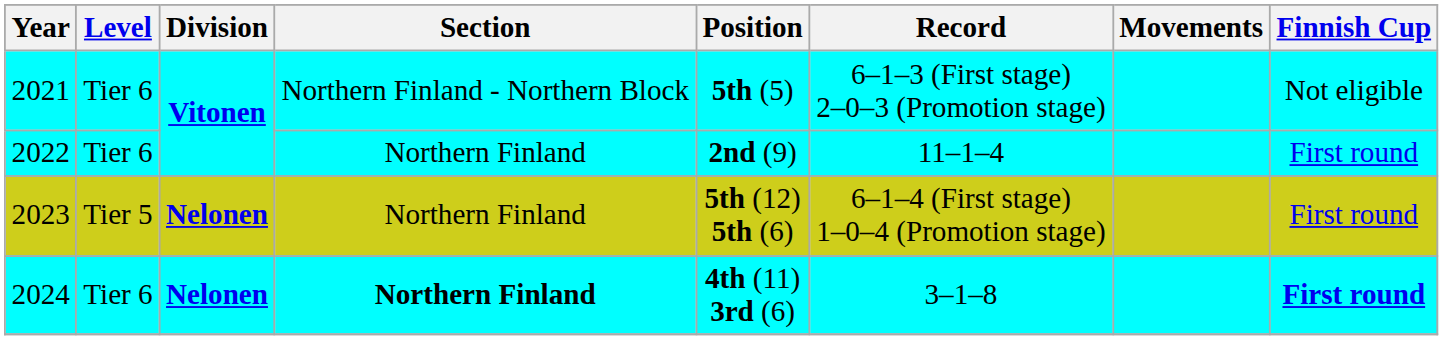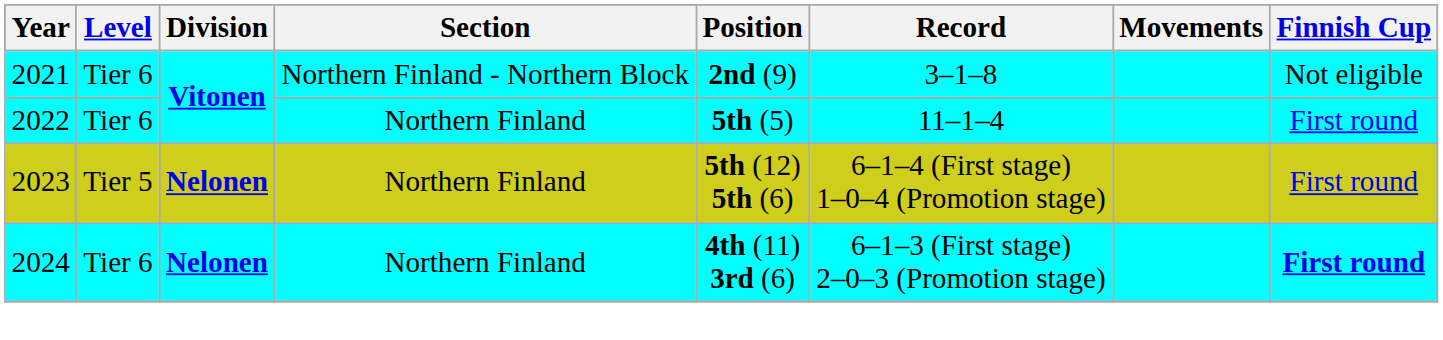(753, 90) 5th (5) -> (753, 73) 2nd (9)
(961, 90) 6–1–3 (First stage) 2–0–3 (Promotion stage) -> (961, 73) 3–1–8
(753, 152) 2nd (9) -> (753, 119) 5th (5)
(485, 294) bold -> (485, 261) normal
(961, 294) 3–1–8 -> (961, 261) 6–1–3 (First stage) 2–0–3 (Promotion stage)
